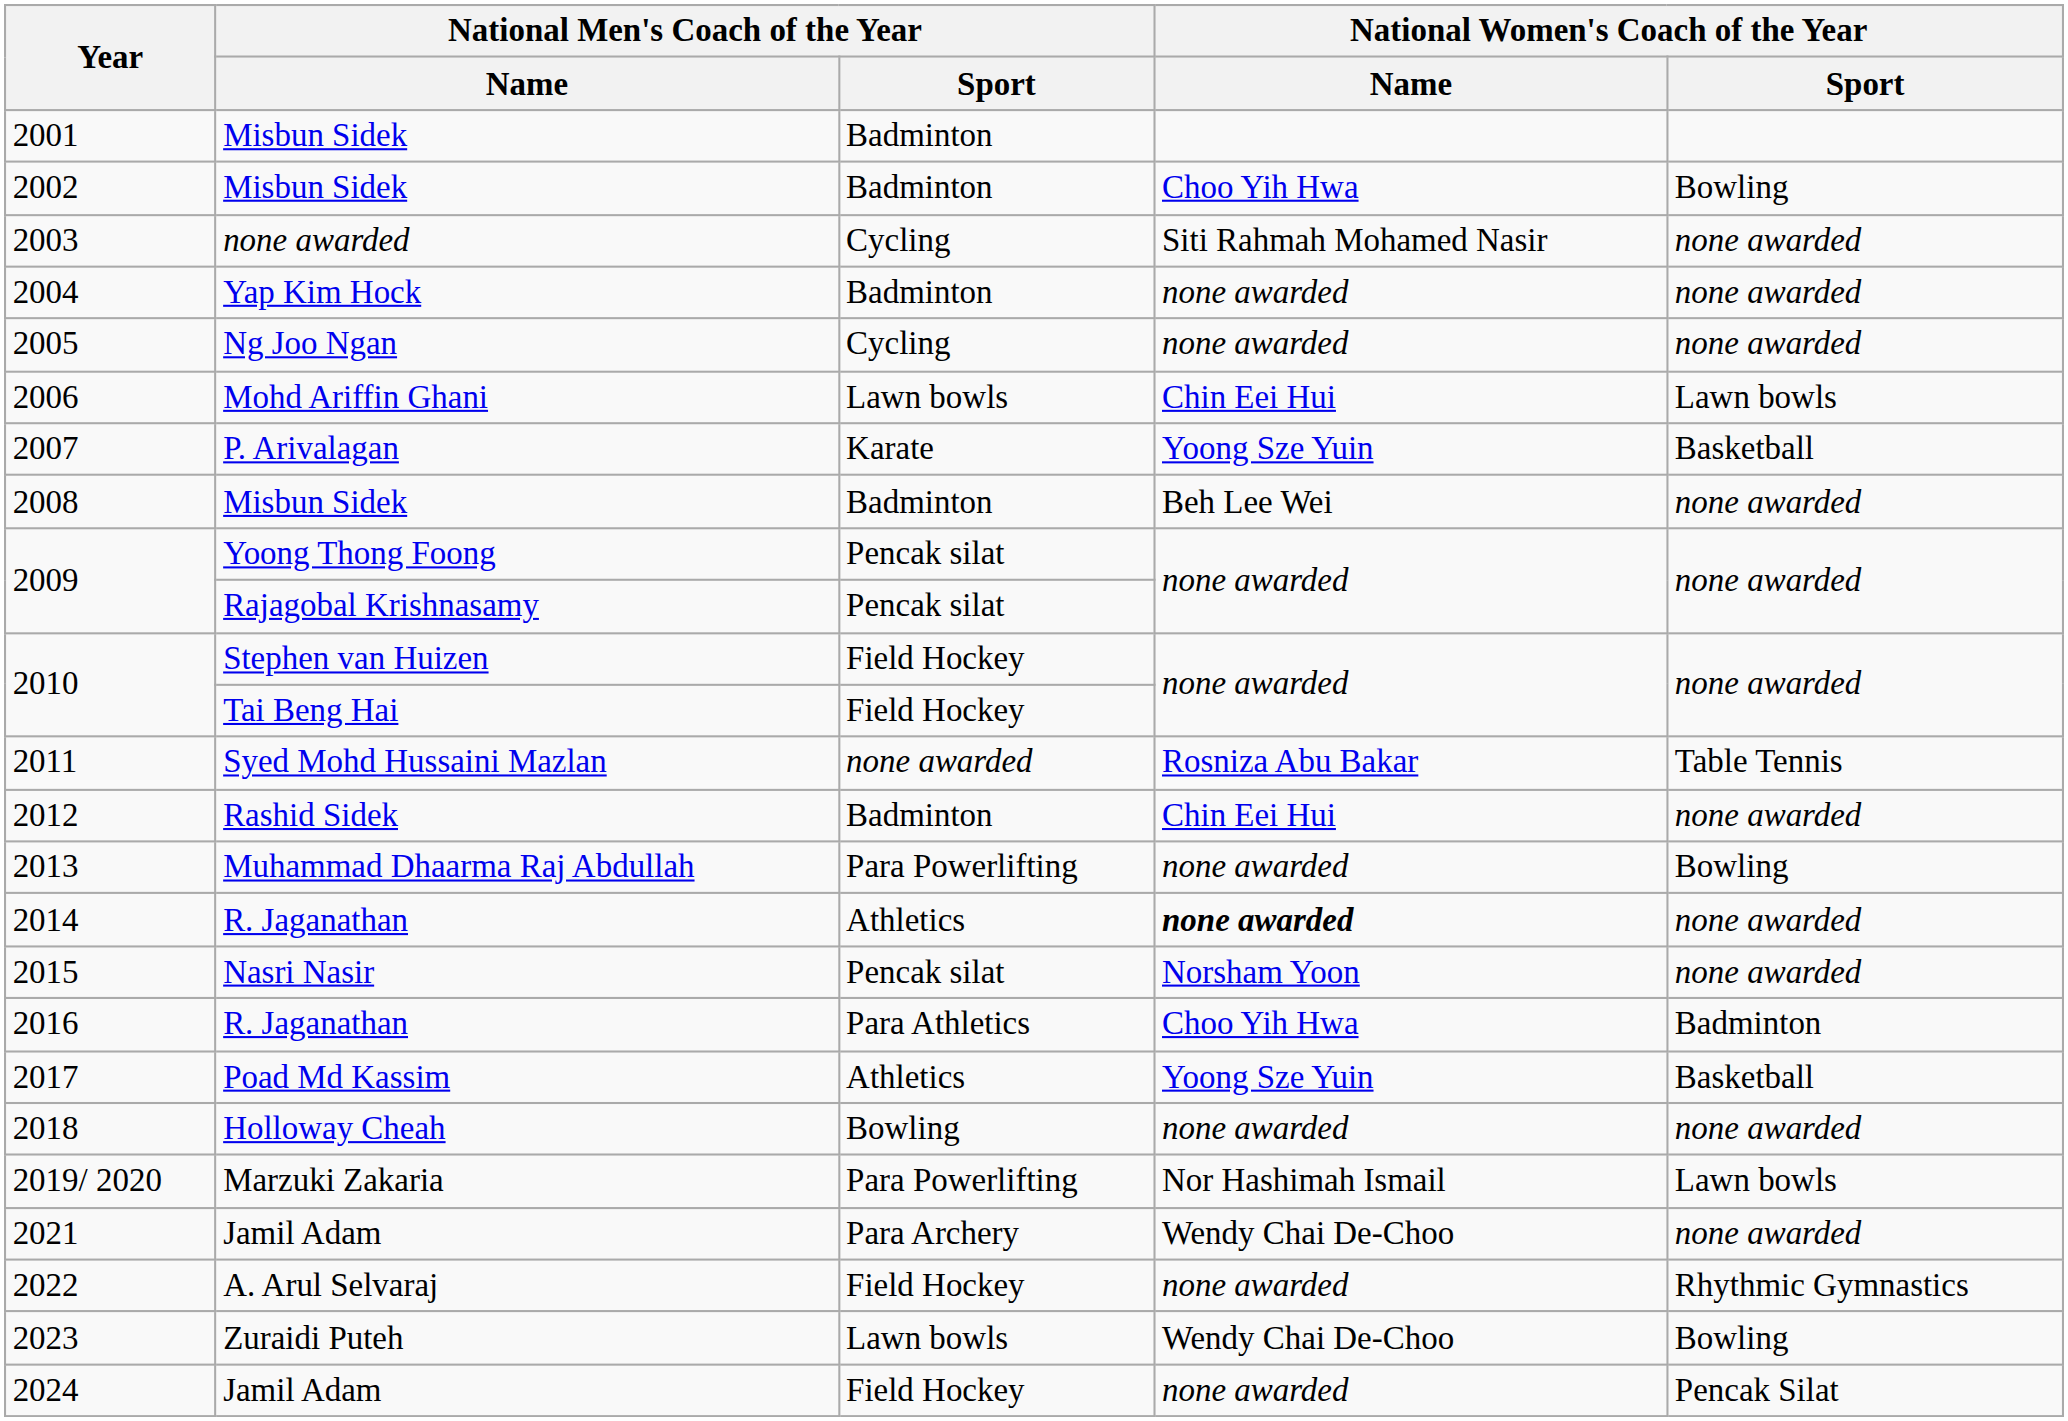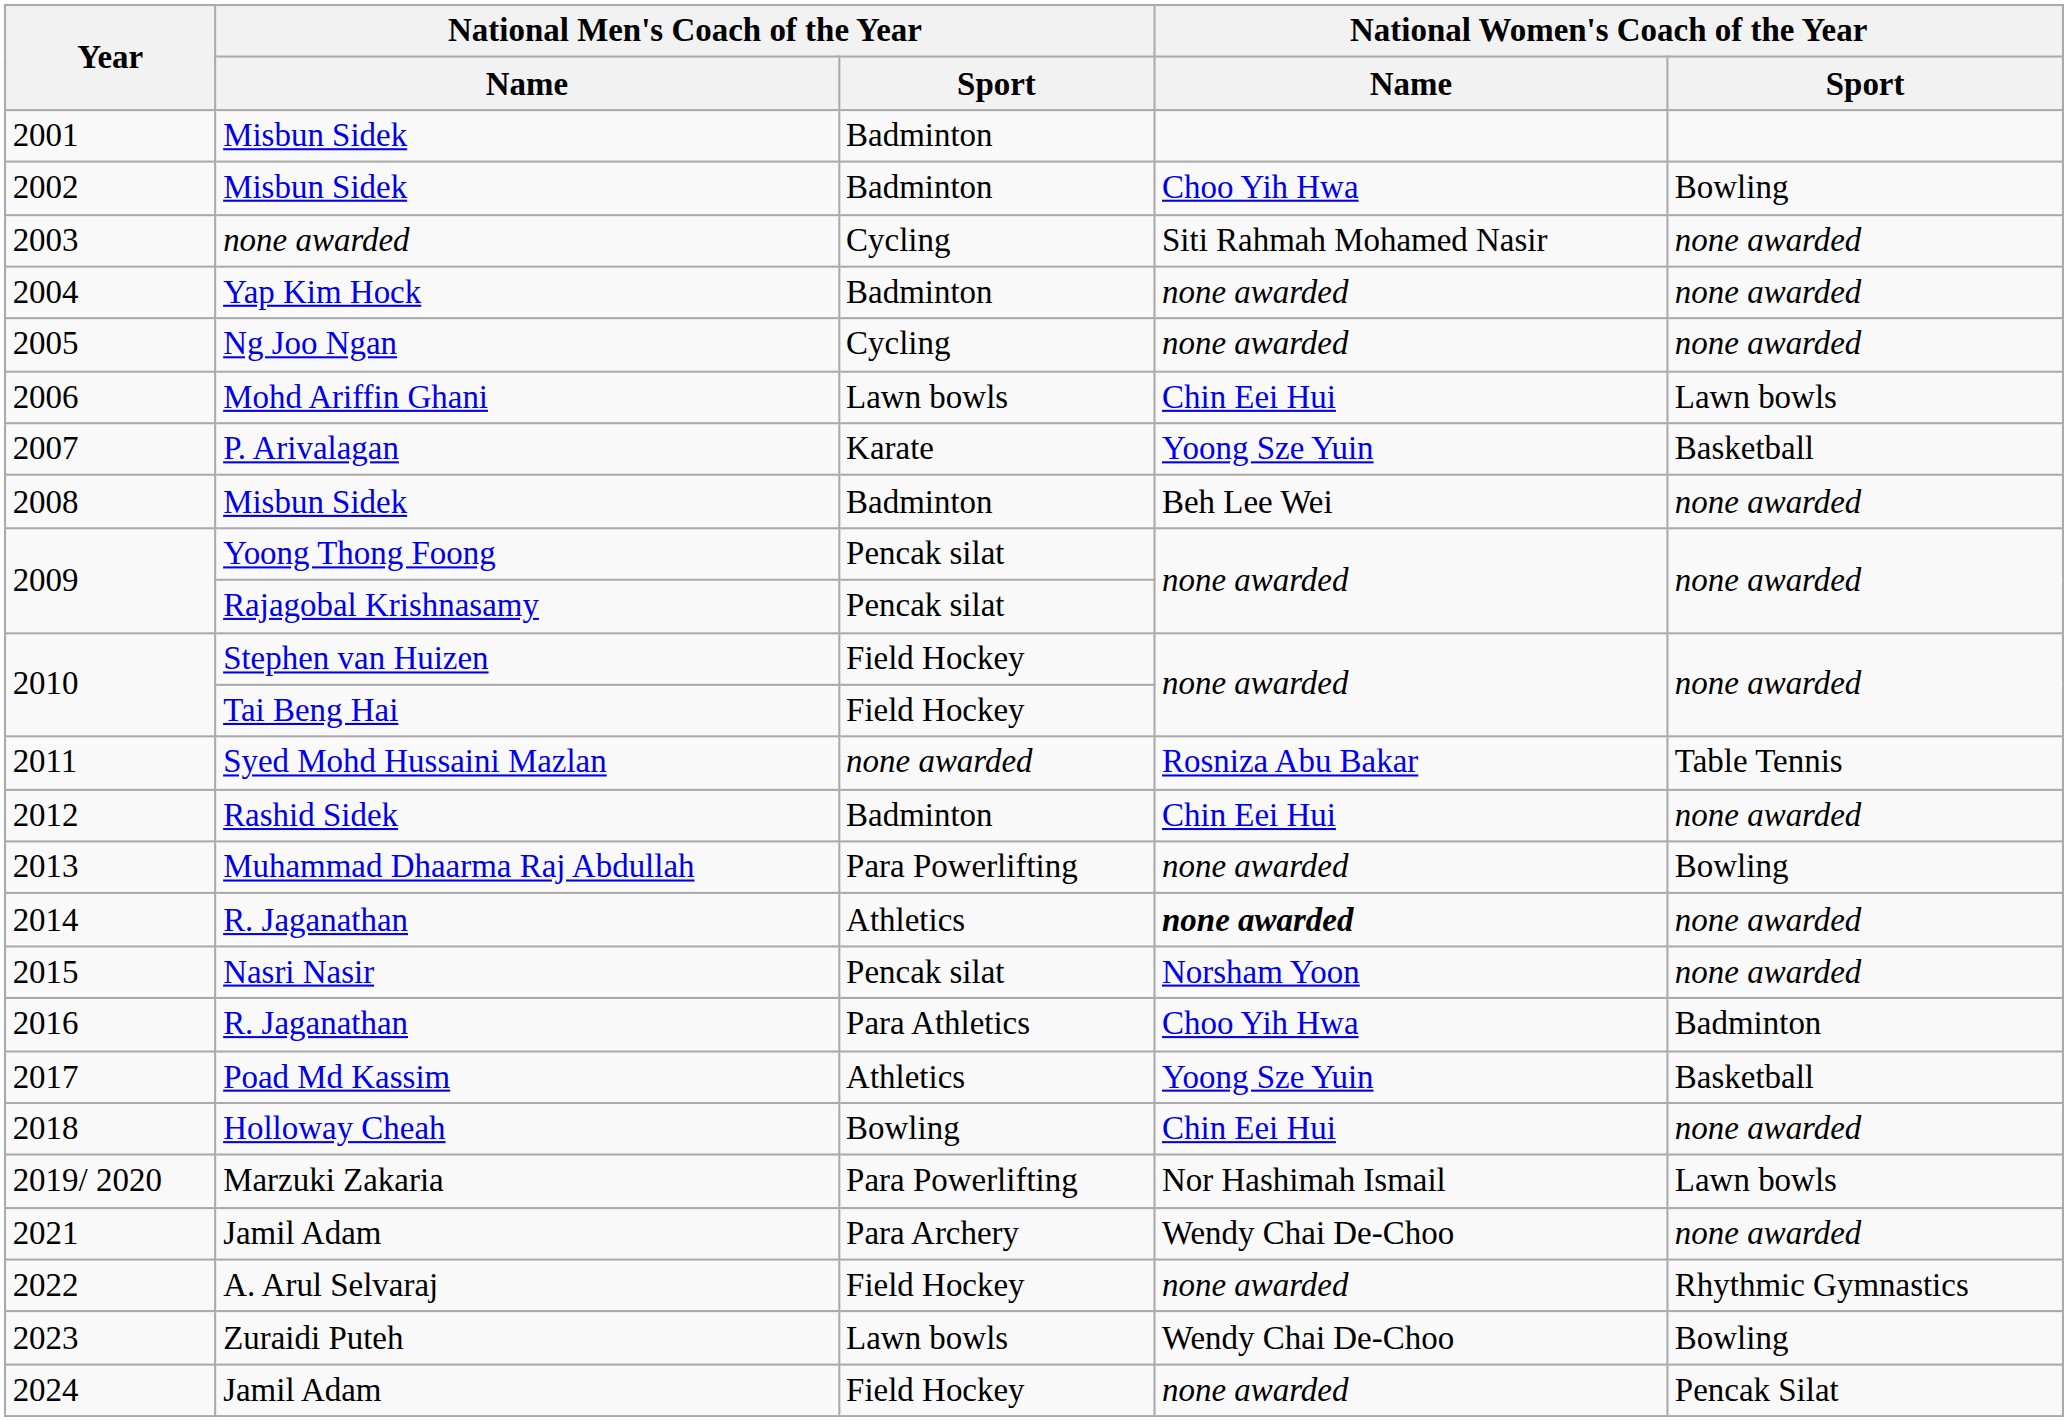(1255, 1128) none awarded -> (1249, 1128) Chin Eei Hui
